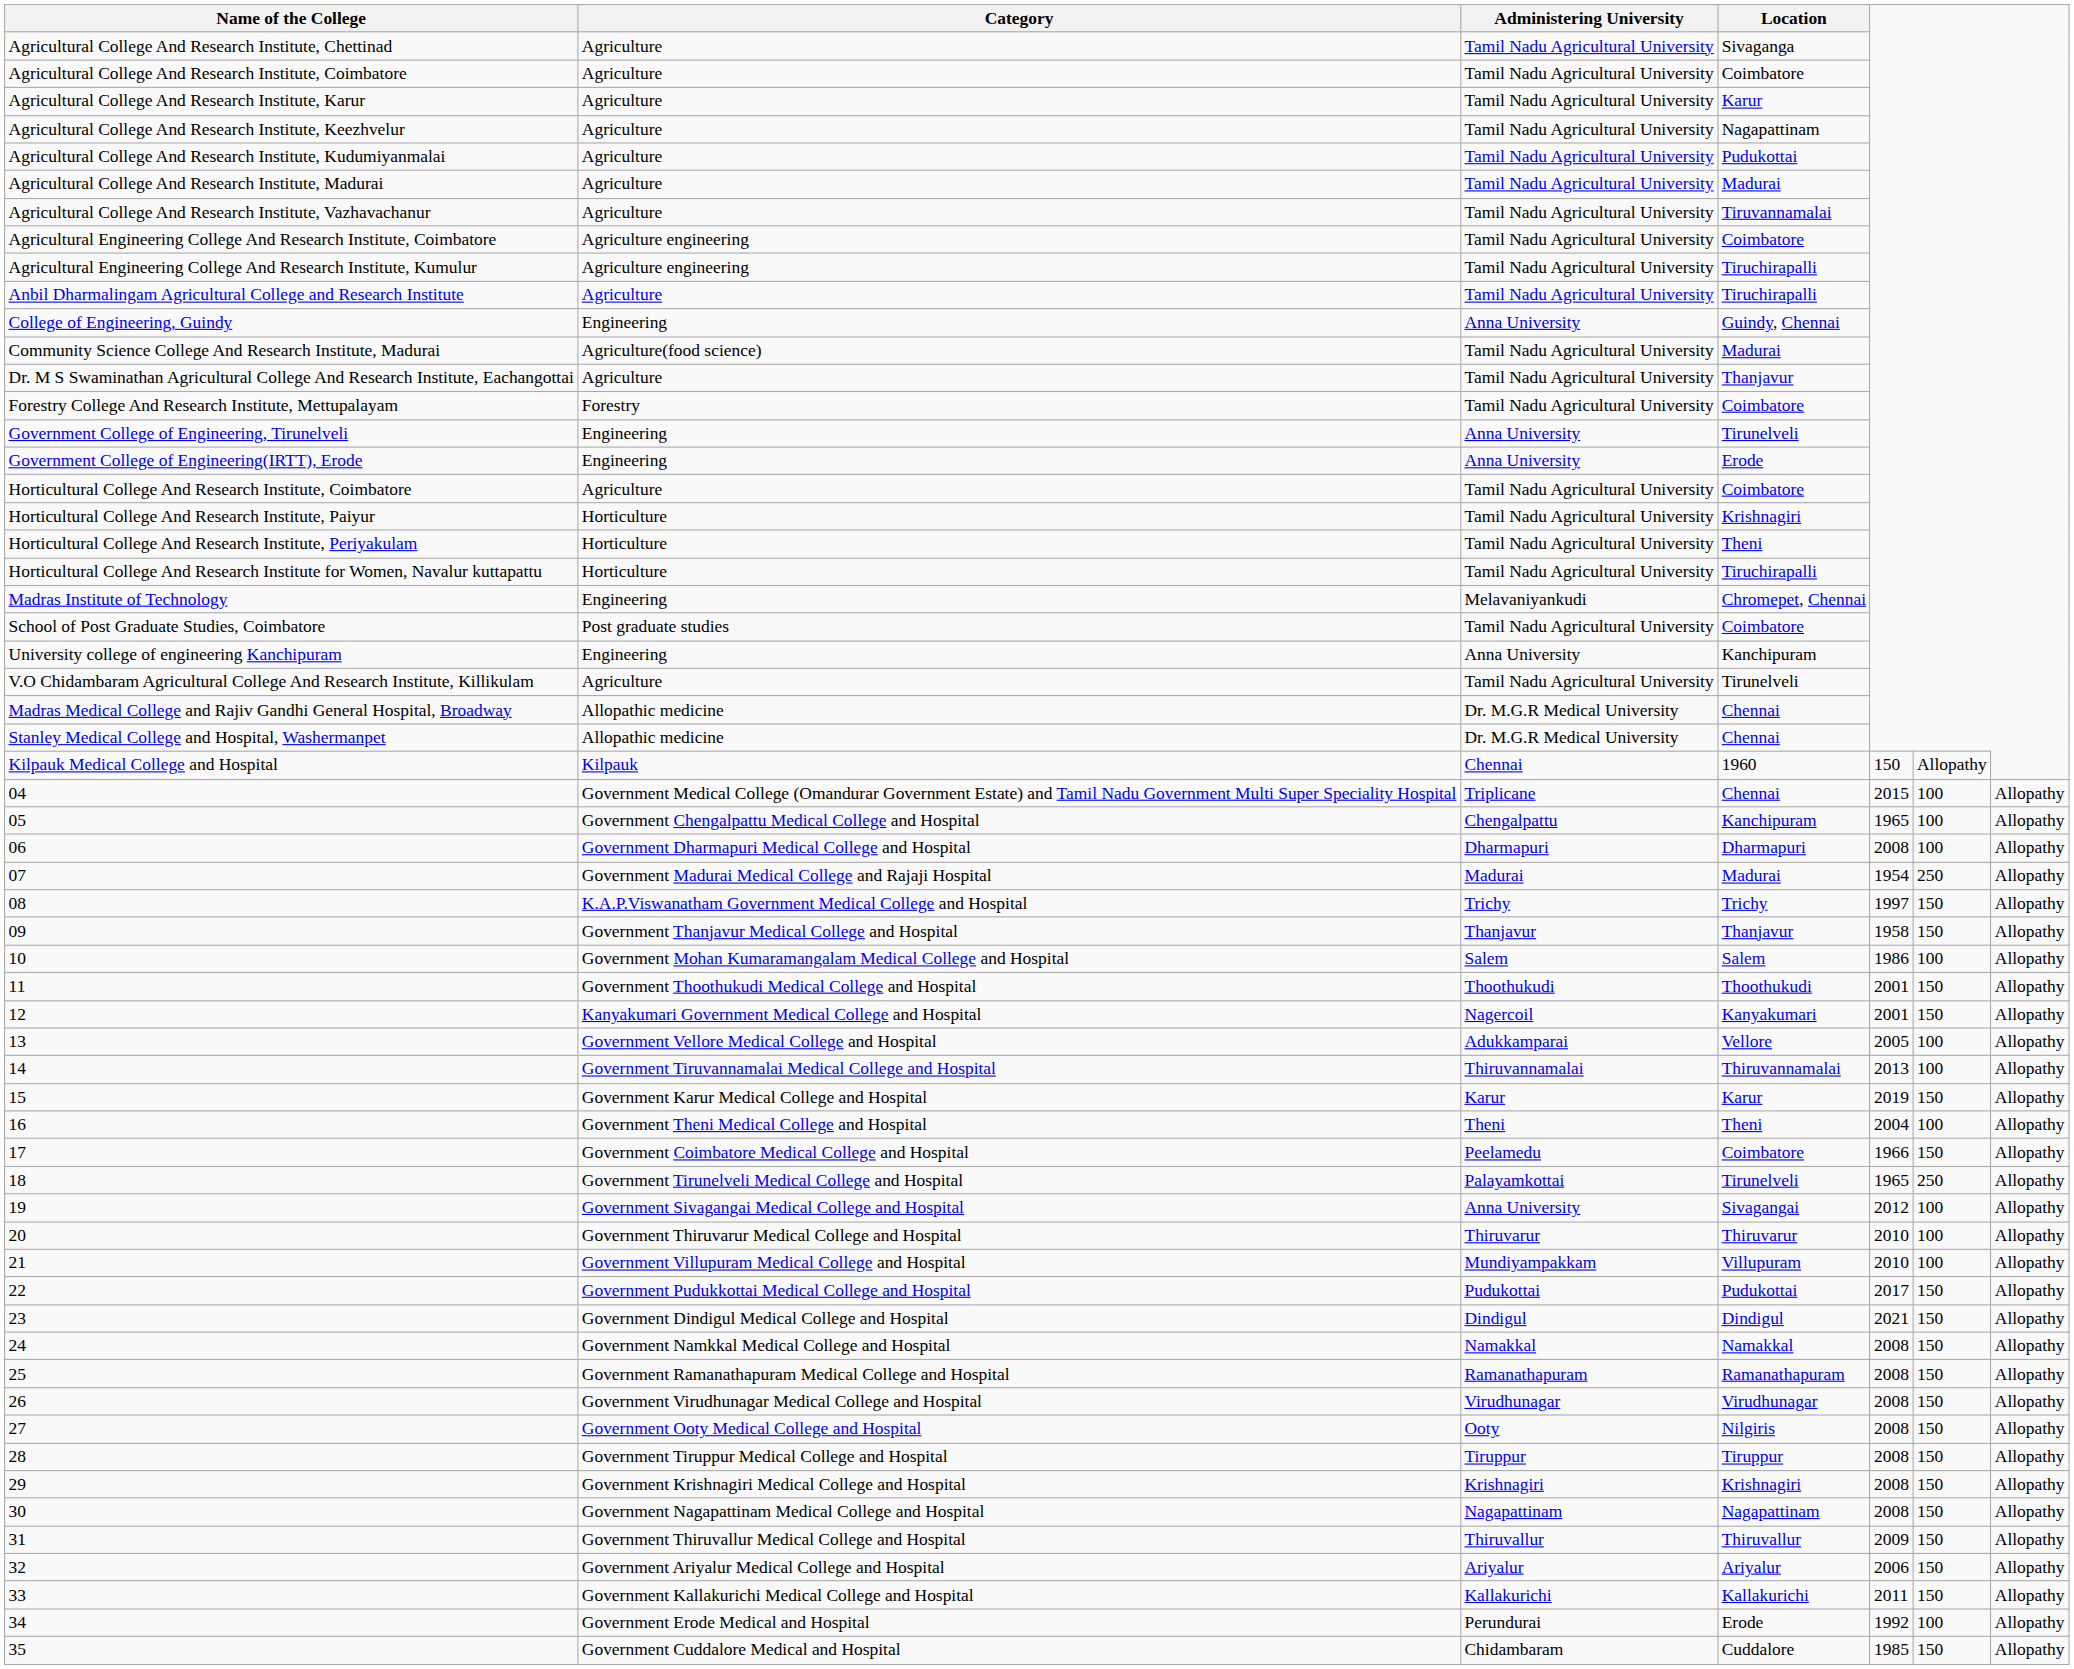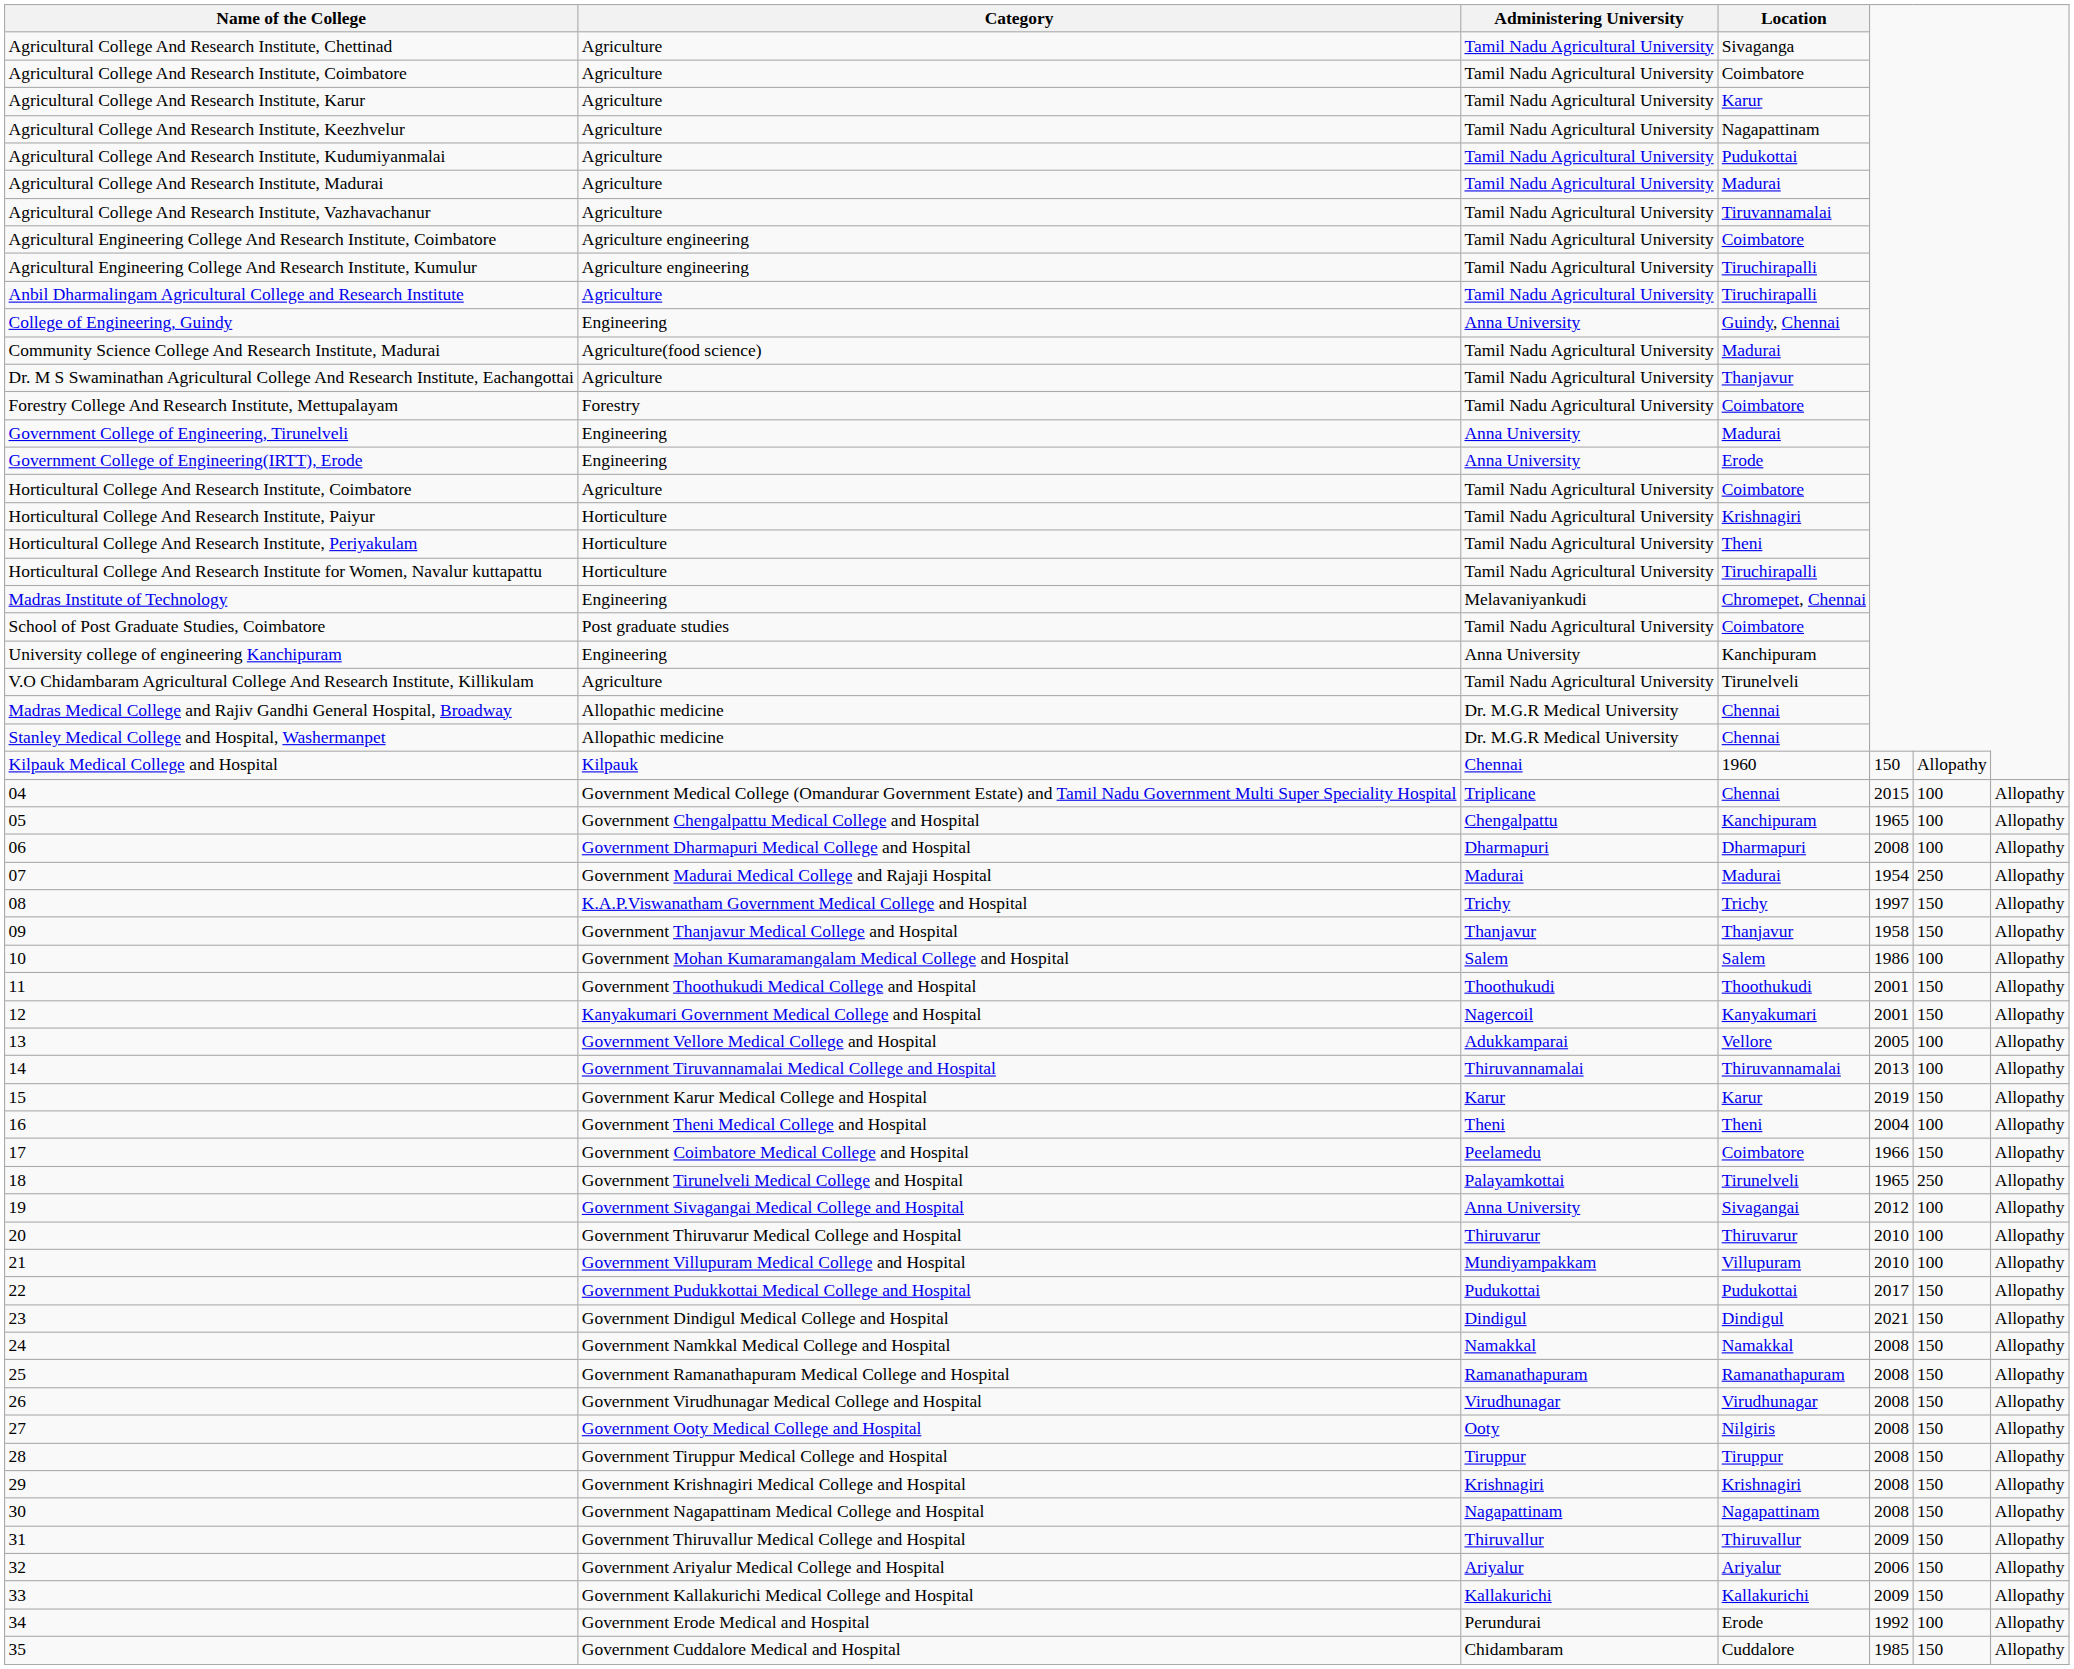(1760, 433) Tirunelveli -> (1751, 433) Madurai
(1891, 1594) 2011 -> (1892, 1594) 2009
